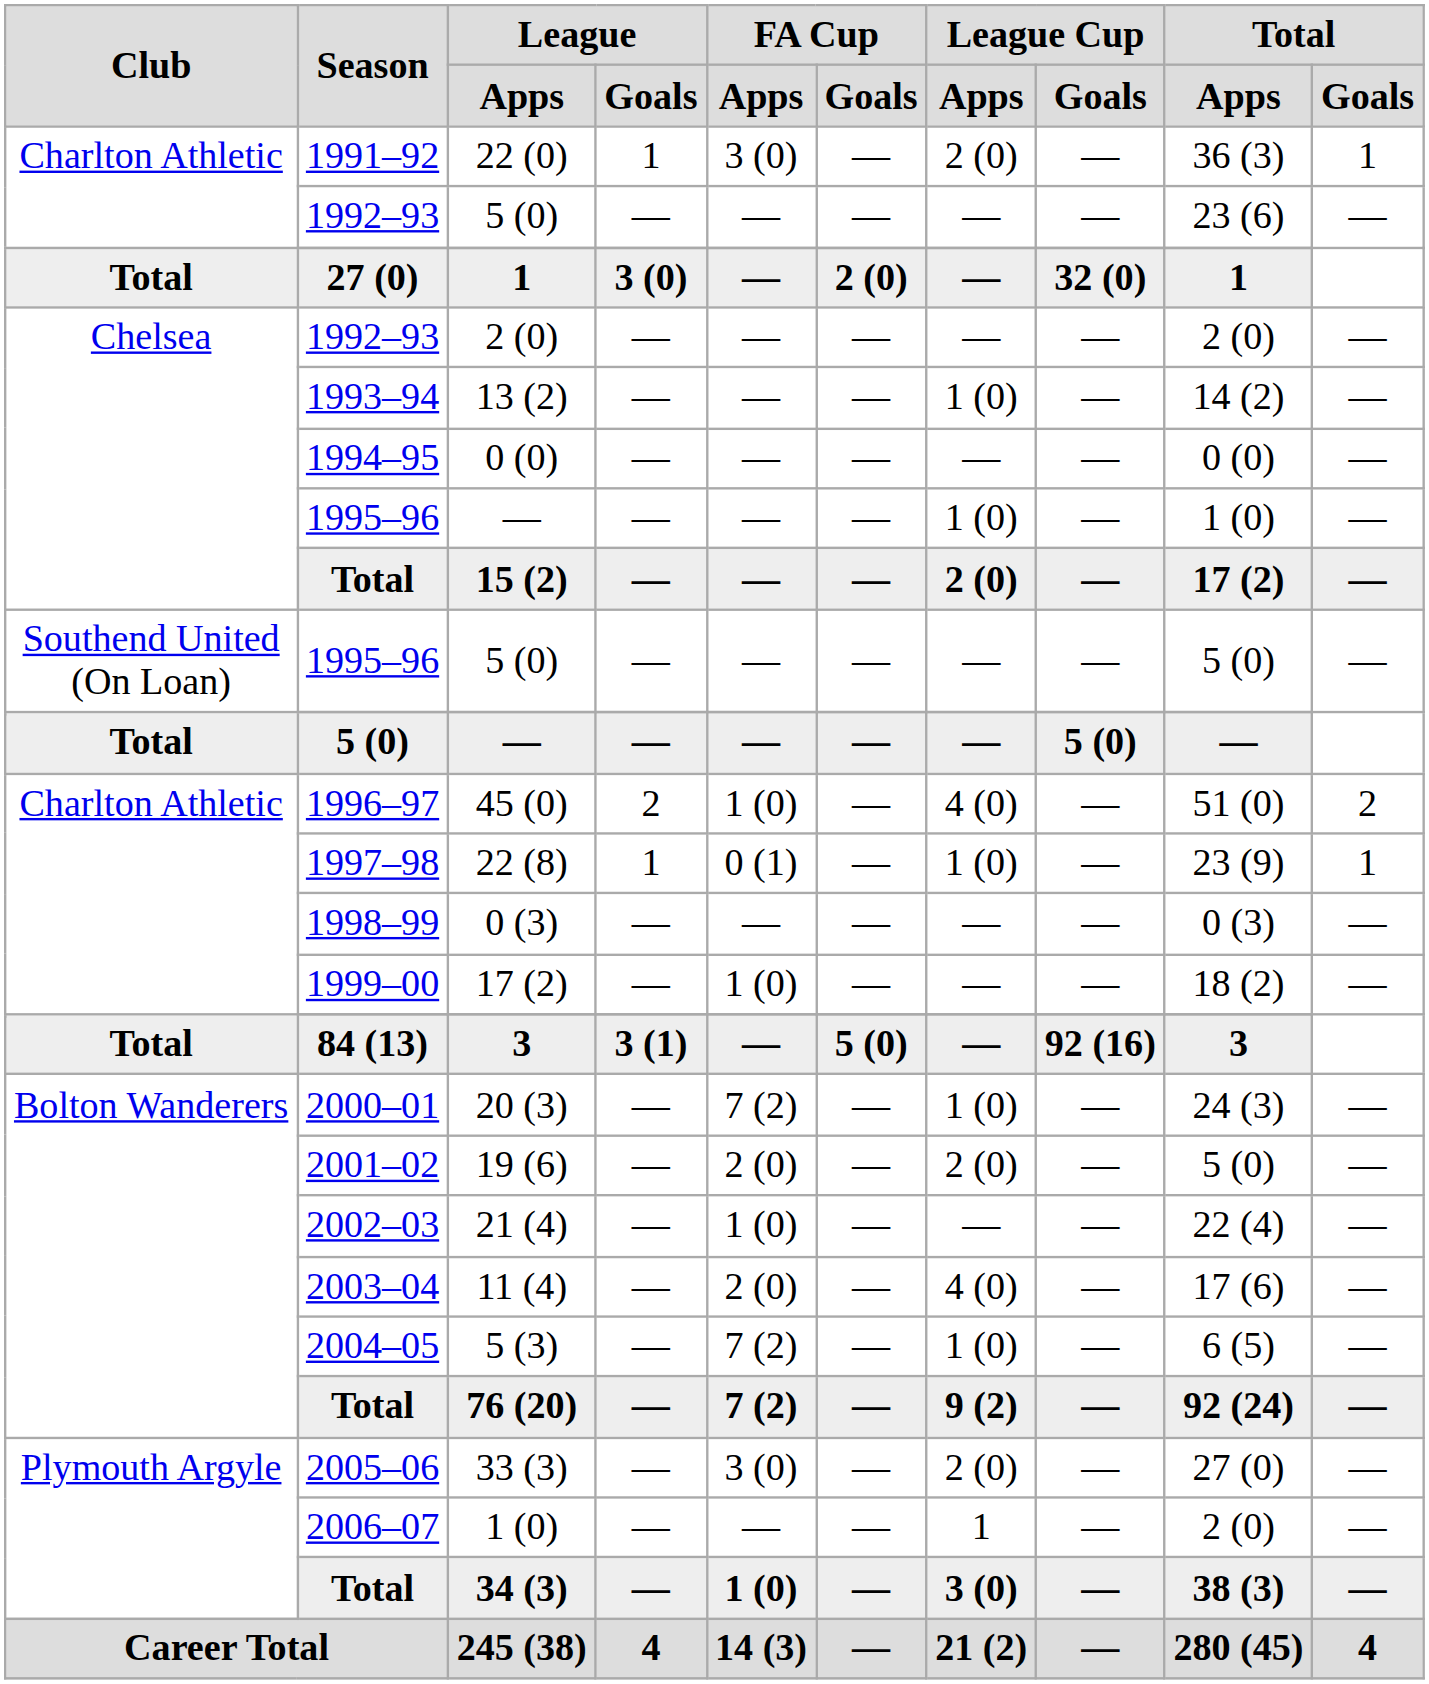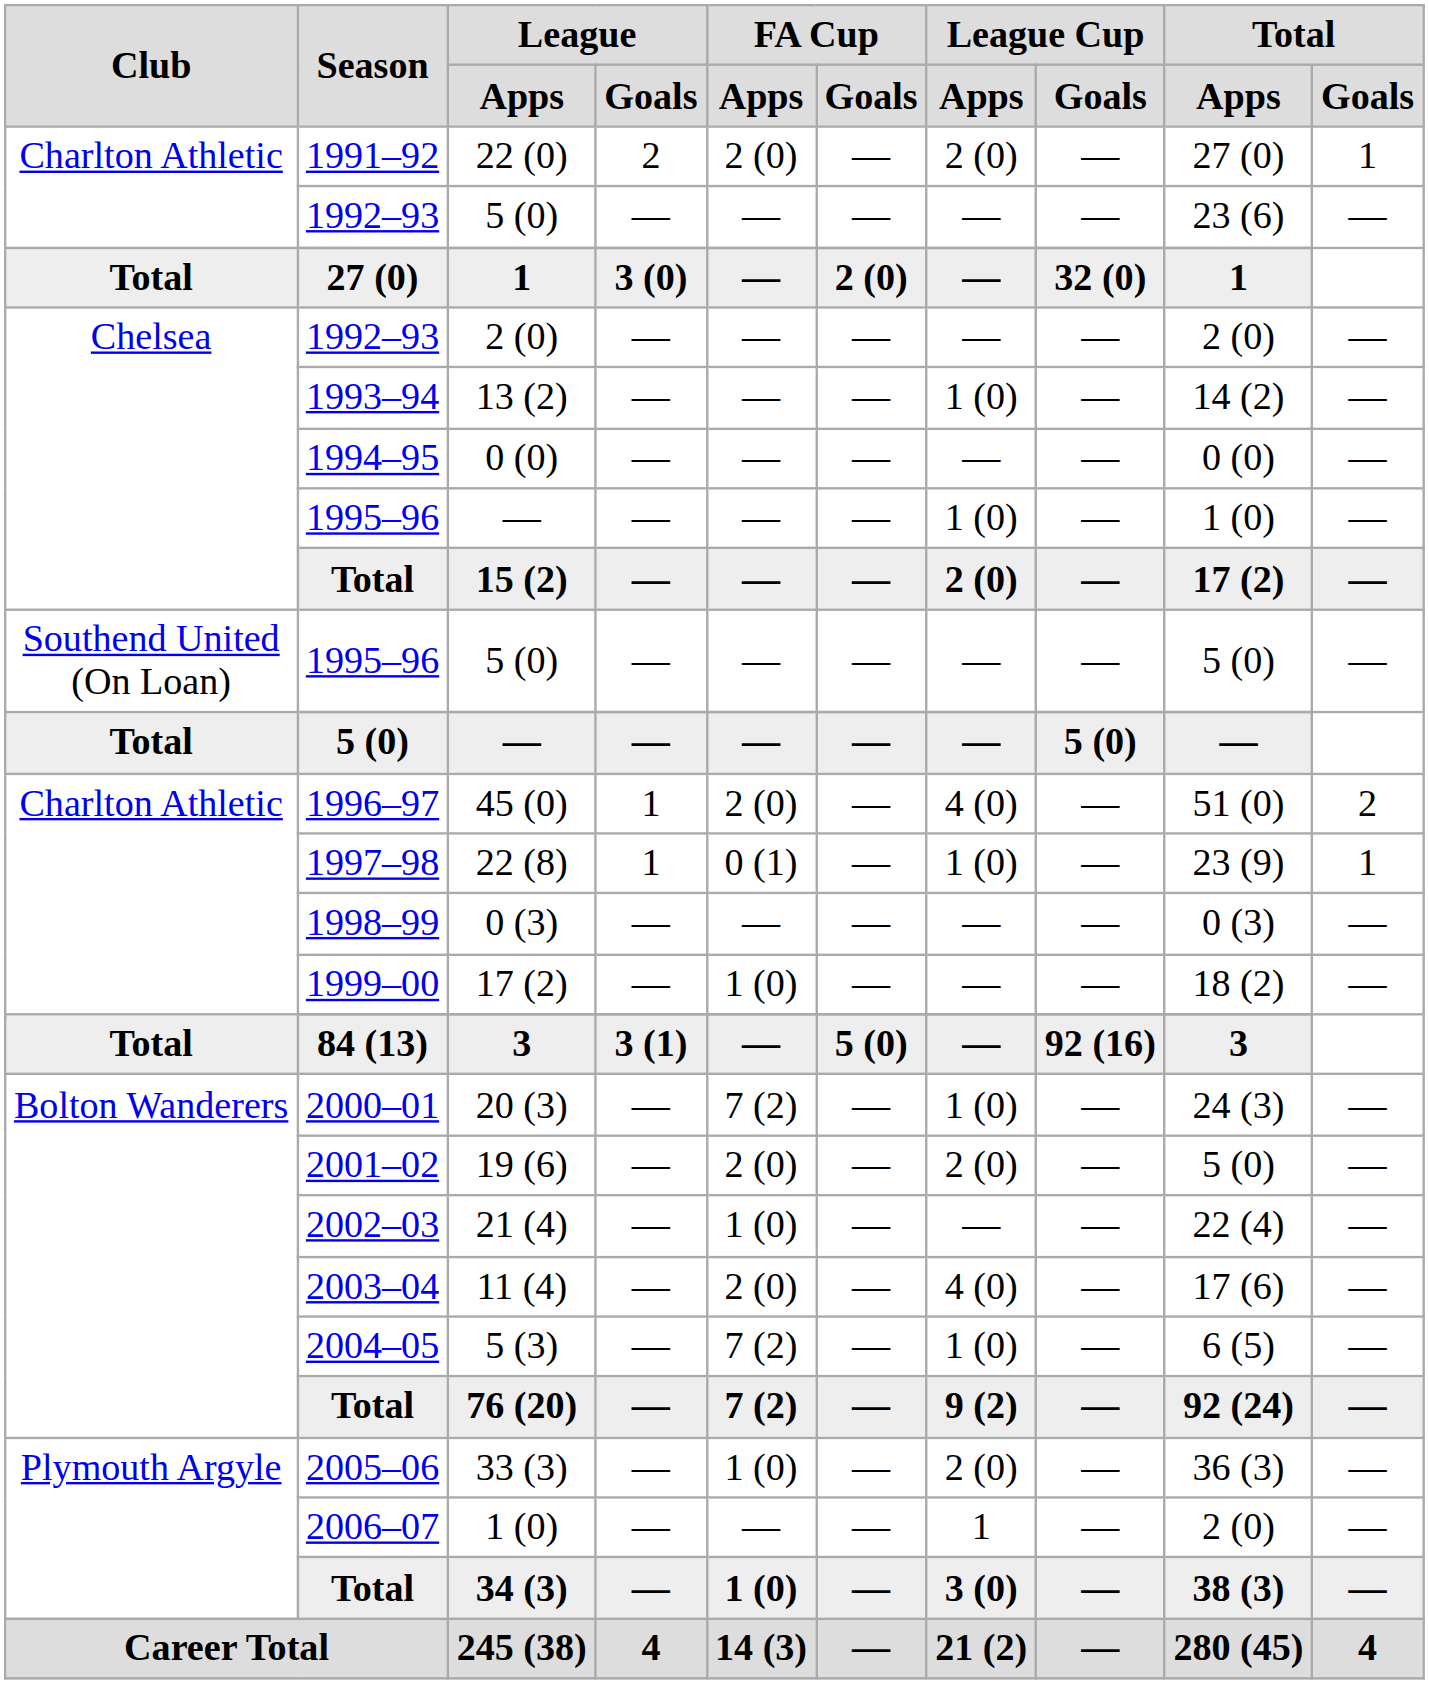(651, 155) 1 -> (651, 155) 2
(761, 155) 3 (0) -> (761, 155) 2 (0)
(1238, 155) 36 (3) -> (1238, 155) 27 (0)
(651, 802) 2 -> (651, 802) 1
(761, 802) 1 (0) -> (761, 802) 2 (0)
(761, 1466) 3 (0) -> (761, 1466) 1 (0)
(1238, 1466) 27 (0) -> (1238, 1466) 36 (3)
